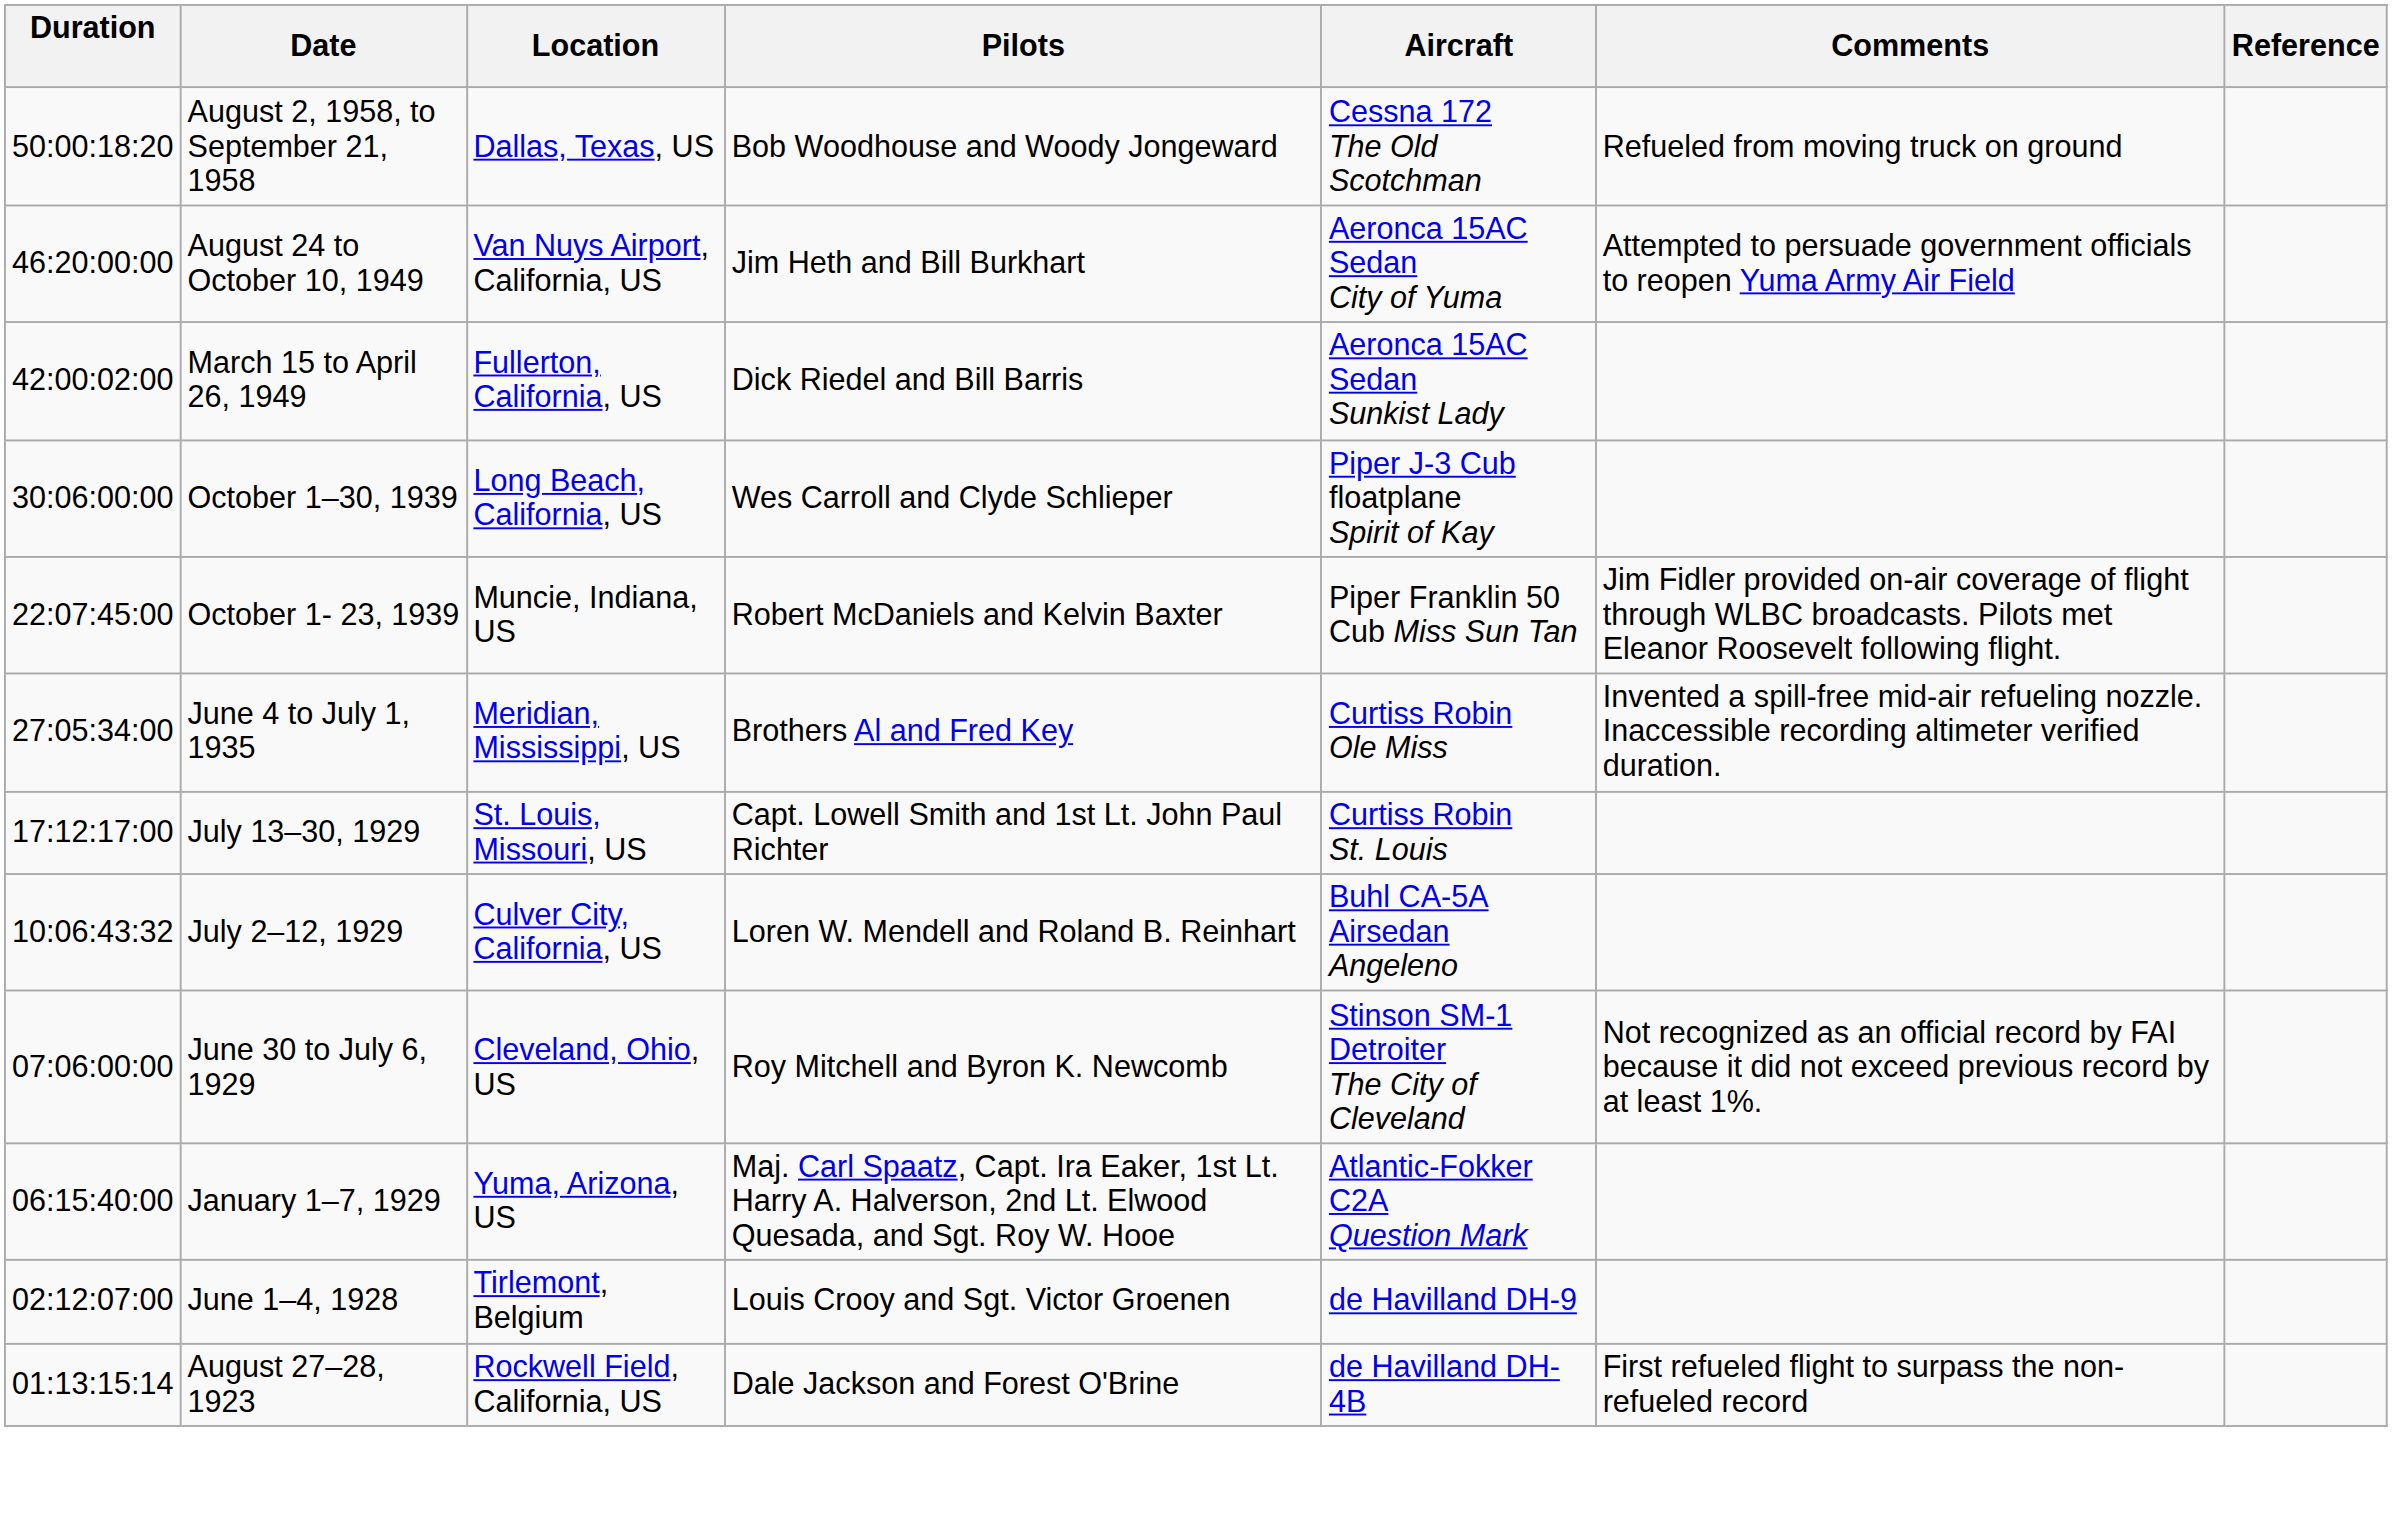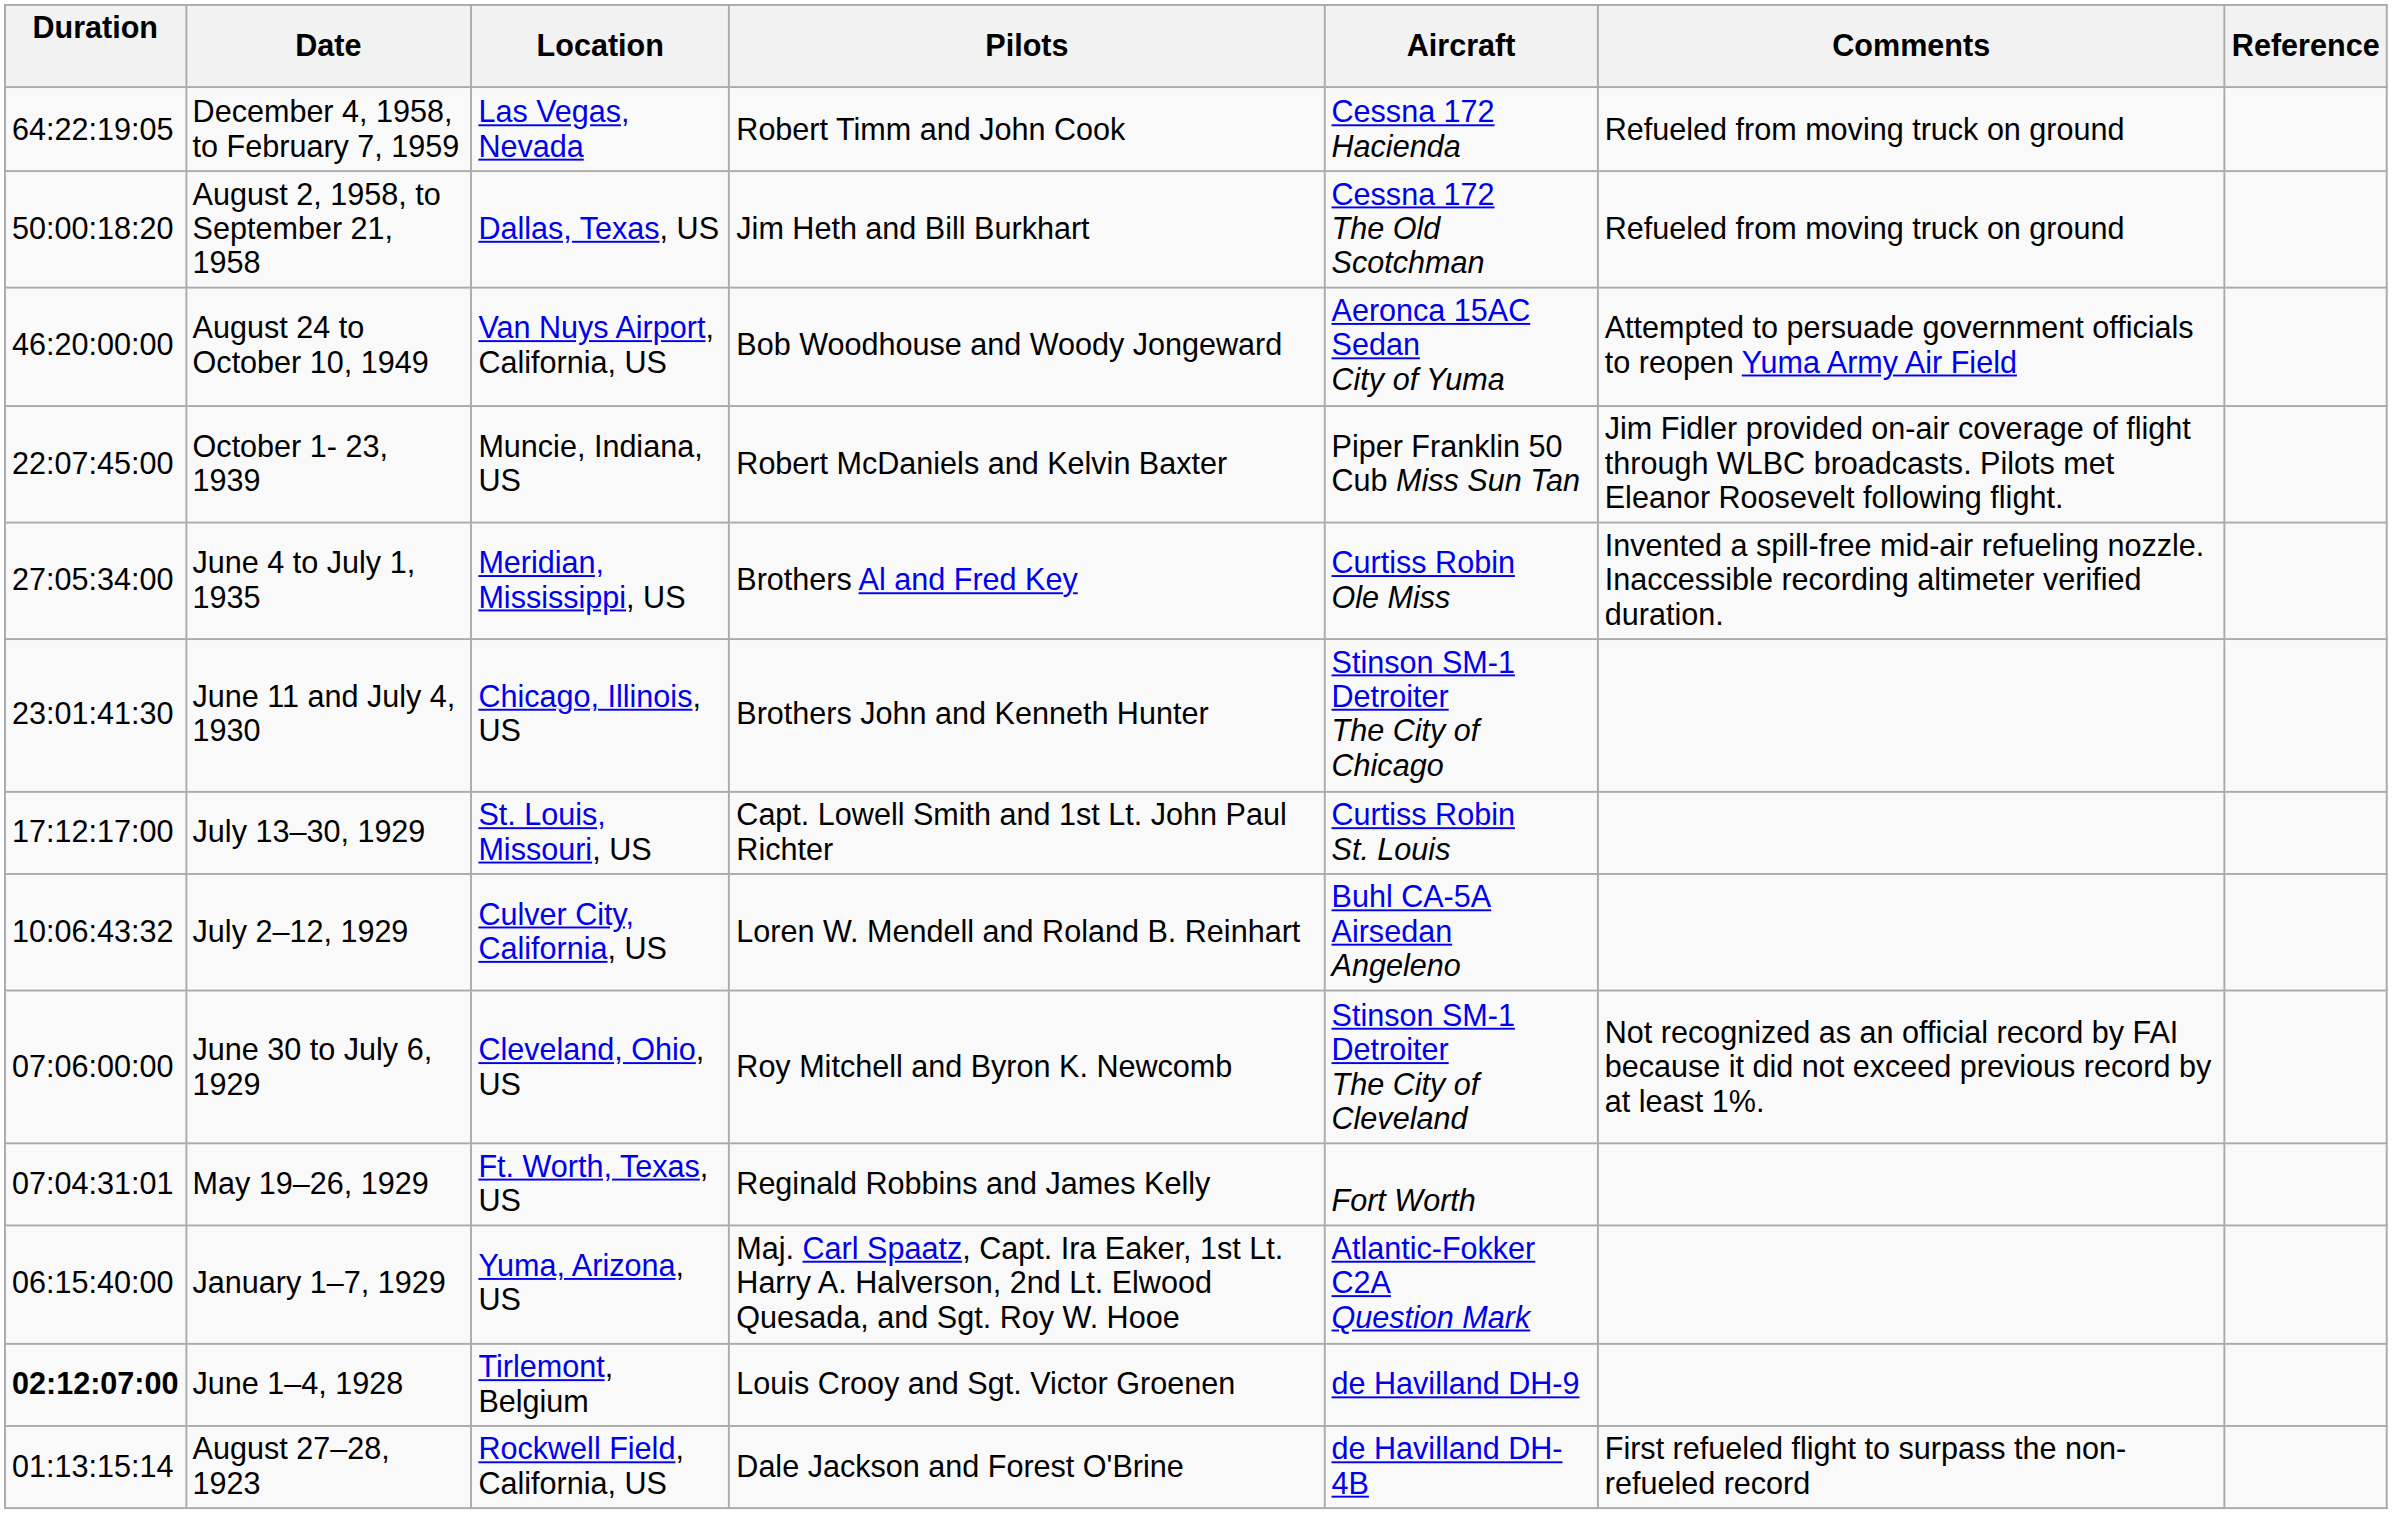+ row: (326, 128)
(1005, 145) Bob Woodhouse and Woody Jongeward -> (913, 228) Jim Heth and Bill Burkhart
(908, 263) Jim Heth and Bill Burkhart -> (1009, 346) Bob Woodhouse and Woody Jongeward
- row: (302, 380)
- row: (323, 497)
+ row: (324, 714)
+ row: (311, 1183)
(93, 1301) normal -> (95, 1383) bold
